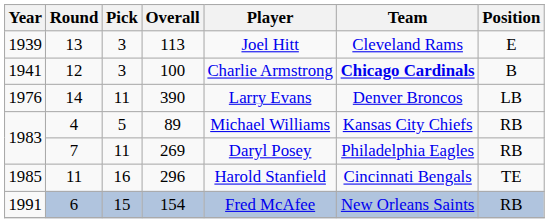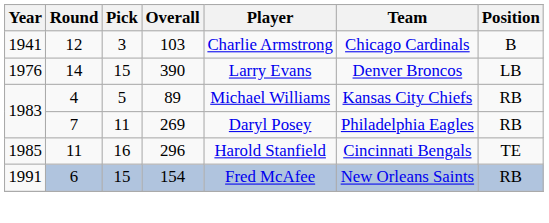- row: (74, 44)
(173, 71) 100 -> (173, 44) 103
(408, 71) bold -> (407, 44) normal
(122, 97) 11 -> (122, 71) 15
